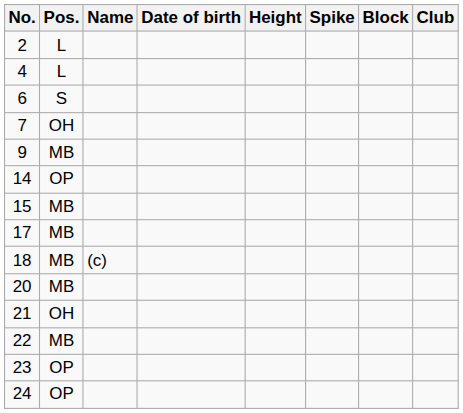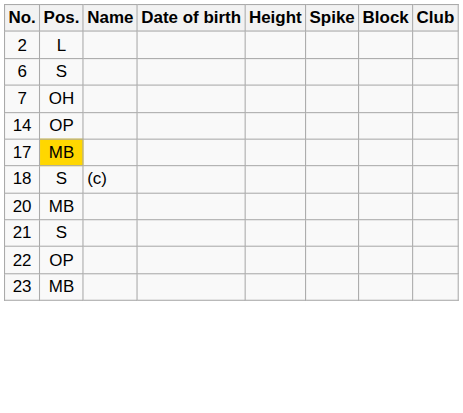- row: (22, 71)
- row: (22, 152)
- row: (22, 206)
(61, 233) no background -> (61, 152) gold background
(61, 260) MB -> (61, 179) S
(61, 313) OH -> (61, 233) S
(61, 340) MB -> (61, 260) OP
(61, 367) OP -> (61, 286) MB
- row: (22, 394)
